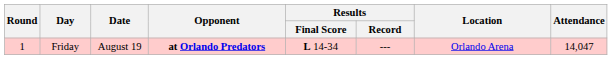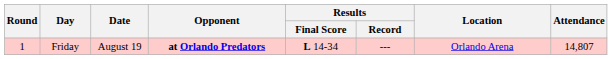(579, 46) 14,047 -> (579, 46) 14,807
